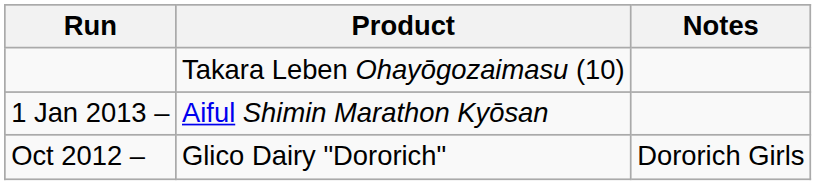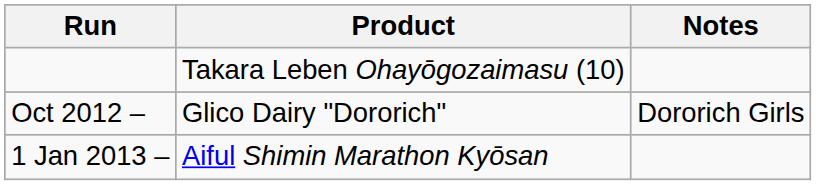rows swapped: (78, 156) <-> (90, 112)
